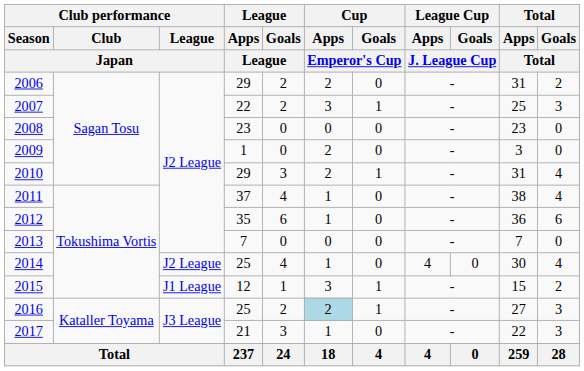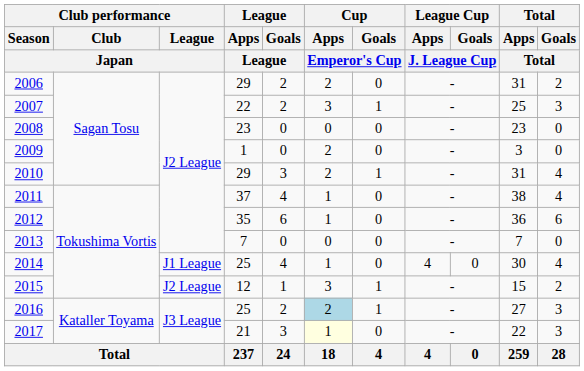(192, 264) J2 League -> (192, 264) J1 League
(192, 286) J1 League -> (192, 286) J2 League
(328, 331) no background -> (328, 331) lightyellow background
